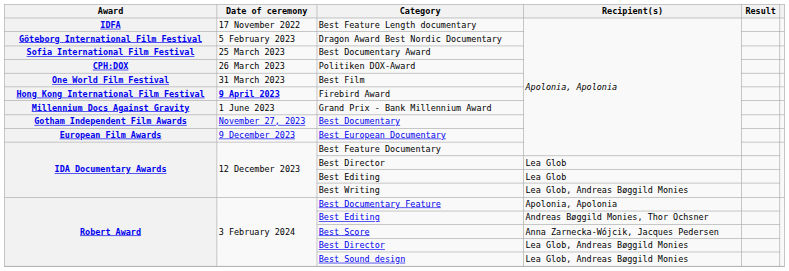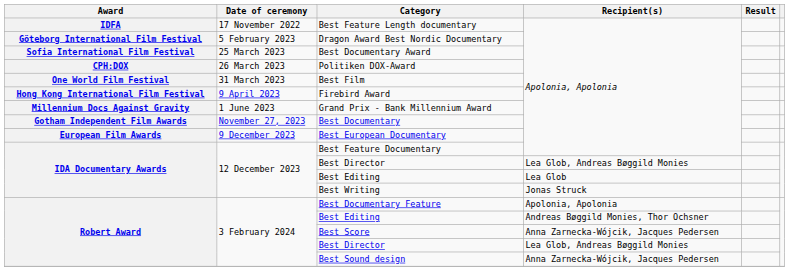(249, 94) bold -> (249, 94) normal
(546, 163) Lea Glob -> (607, 163) Lea Glob, Andreas Bøggild Monies
(607, 190) Lea Glob, Andreas Bøggild Monies -> (556, 190) Jonas Struck
(607, 259) Lea Glob, Andreas Bøggild Monies -> (622, 259) Anna Zarnecka-Wójcik, Jacques Pedersen
